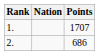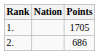(80, 27) 1707 -> (80, 27) 1705
